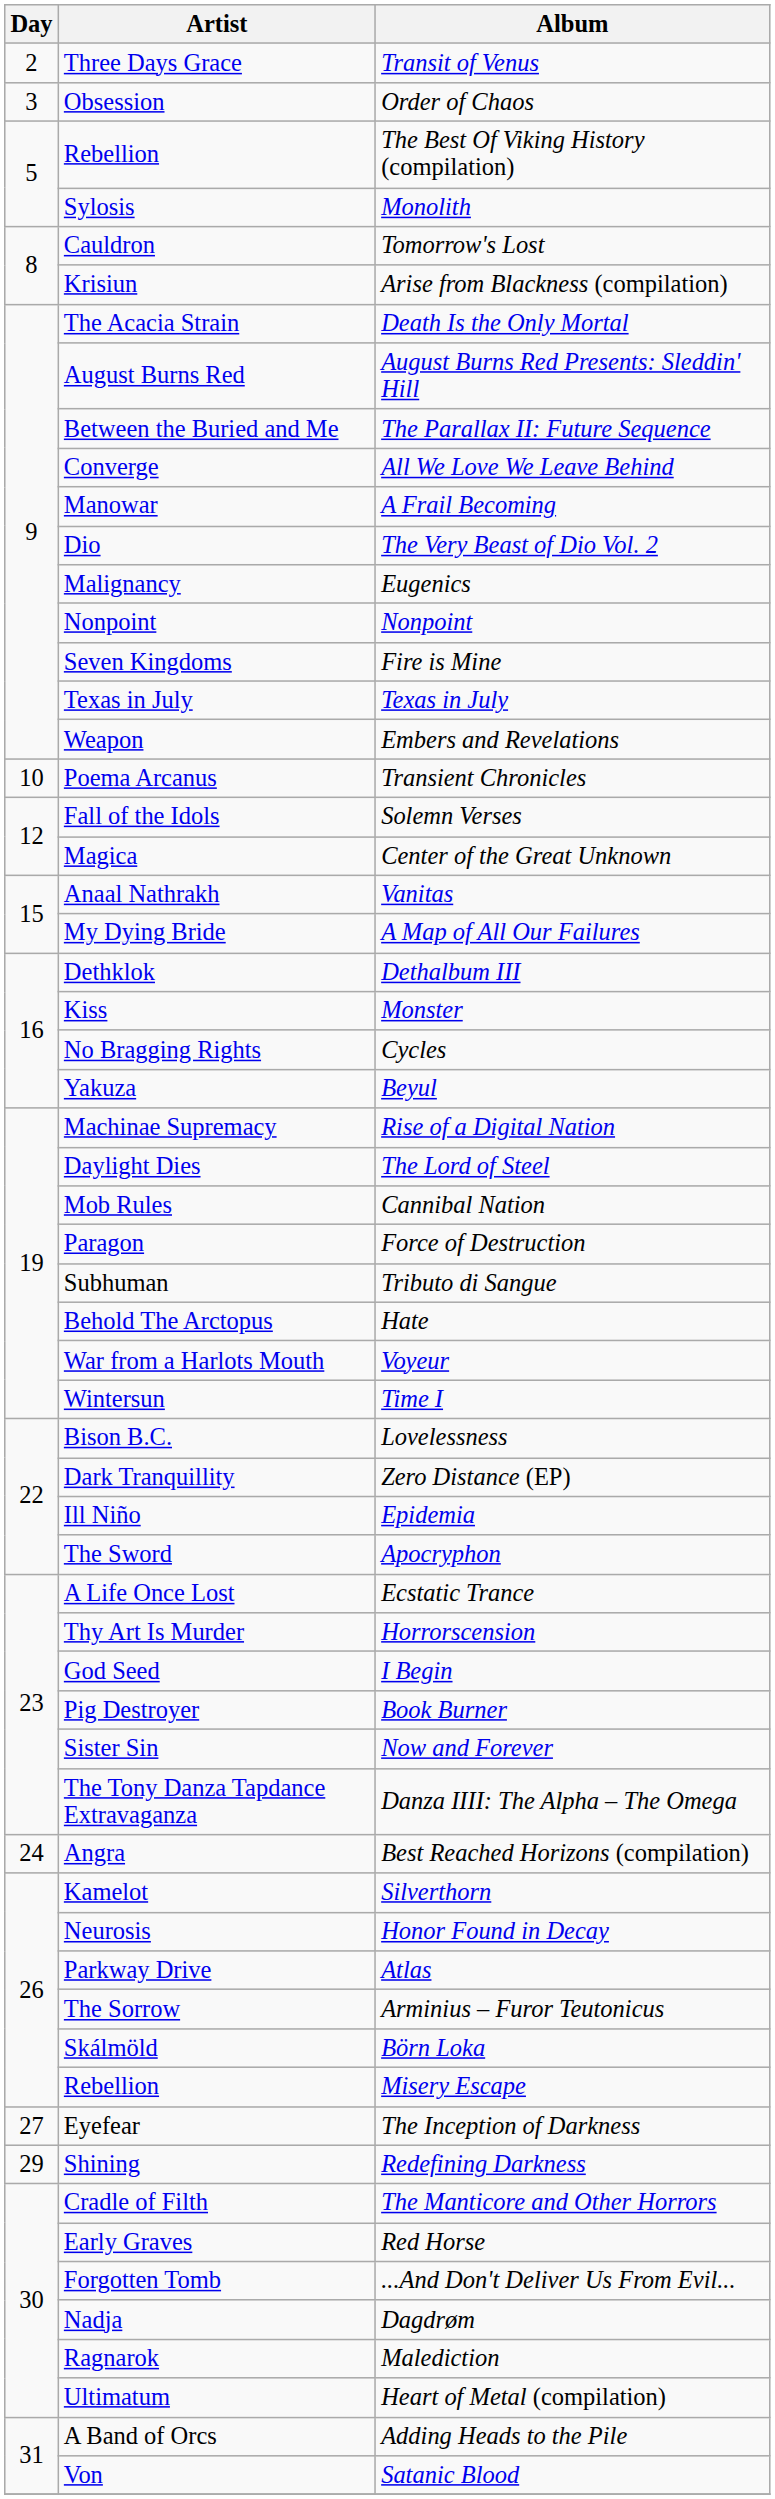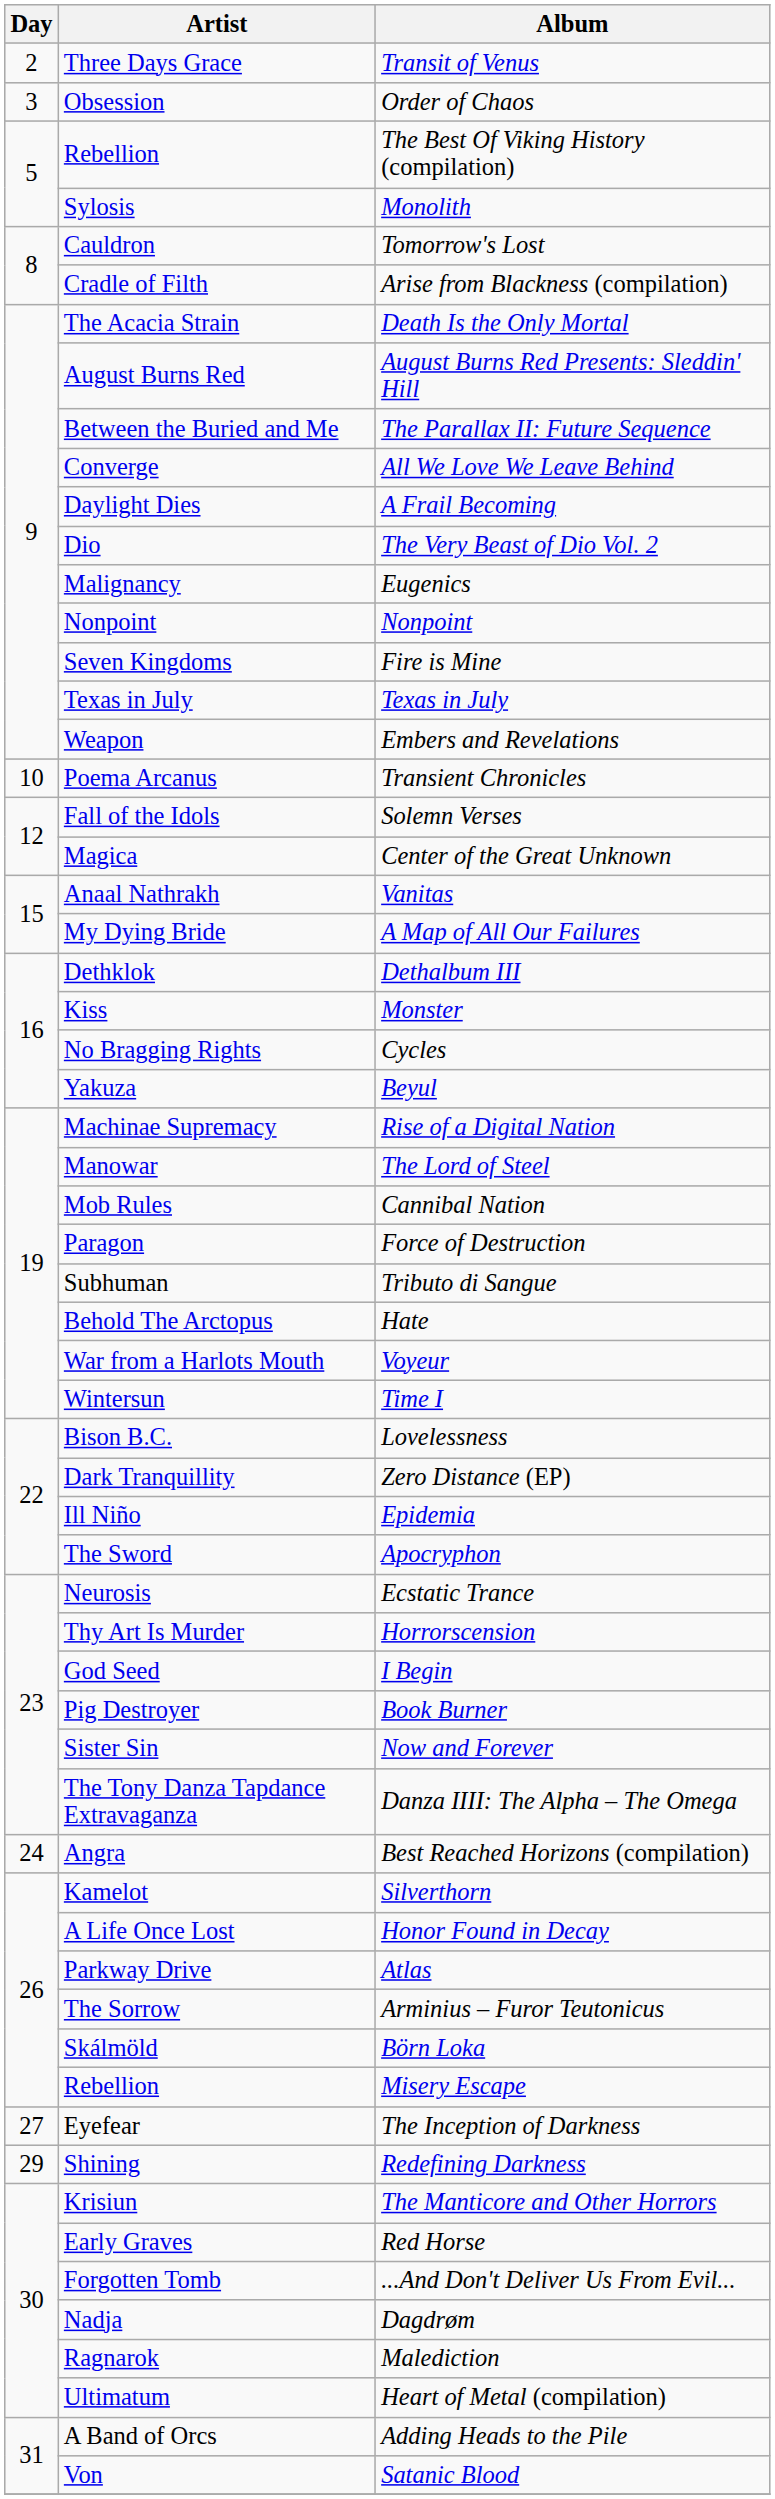(101, 284) Krisiun -> (136, 284) Cradle of Filth
(111, 506) Manowar -> (132, 506) Daylight Dies
(132, 1166) Daylight Dies -> (111, 1166) Manowar
(149, 1593) A Life Once Lost -> (107, 1593) Neurosis
(107, 1931) Neurosis -> (149, 1931) A Life Once Lost
(136, 2203) Cradle of Filth -> (101, 2203) Krisiun
